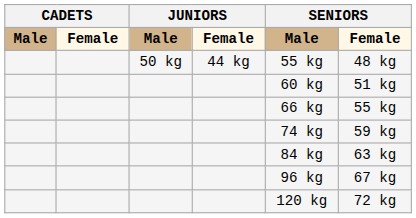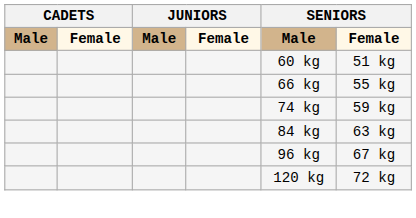- row: (161, 62)
